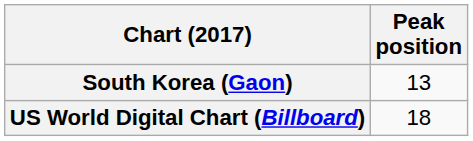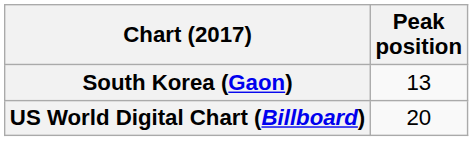(419, 117) 18 -> (419, 117) 20
